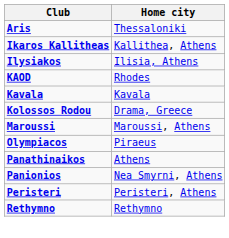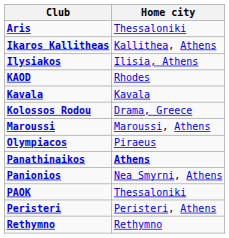(132, 159) normal -> (132, 159) bold
+ row: (19, 192)
